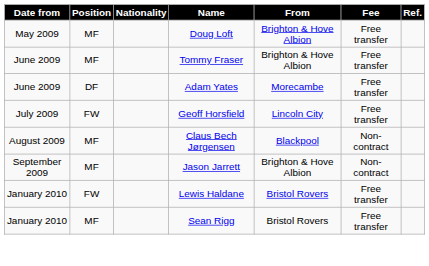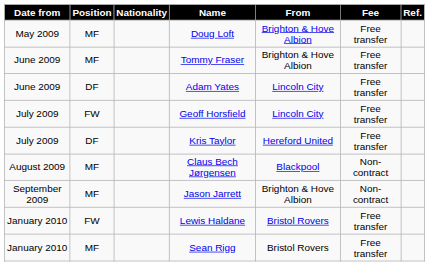(297, 87) Morecambe -> (298, 87) Lincoln City
+ row: (212, 141)
